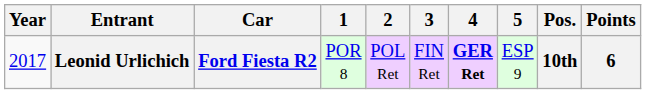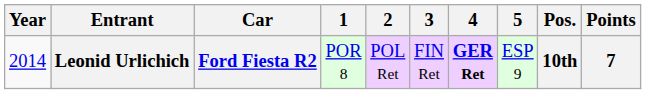(28, 61) 2017 -> (28, 61) 2014
(611, 61) 6 -> (611, 61) 7
